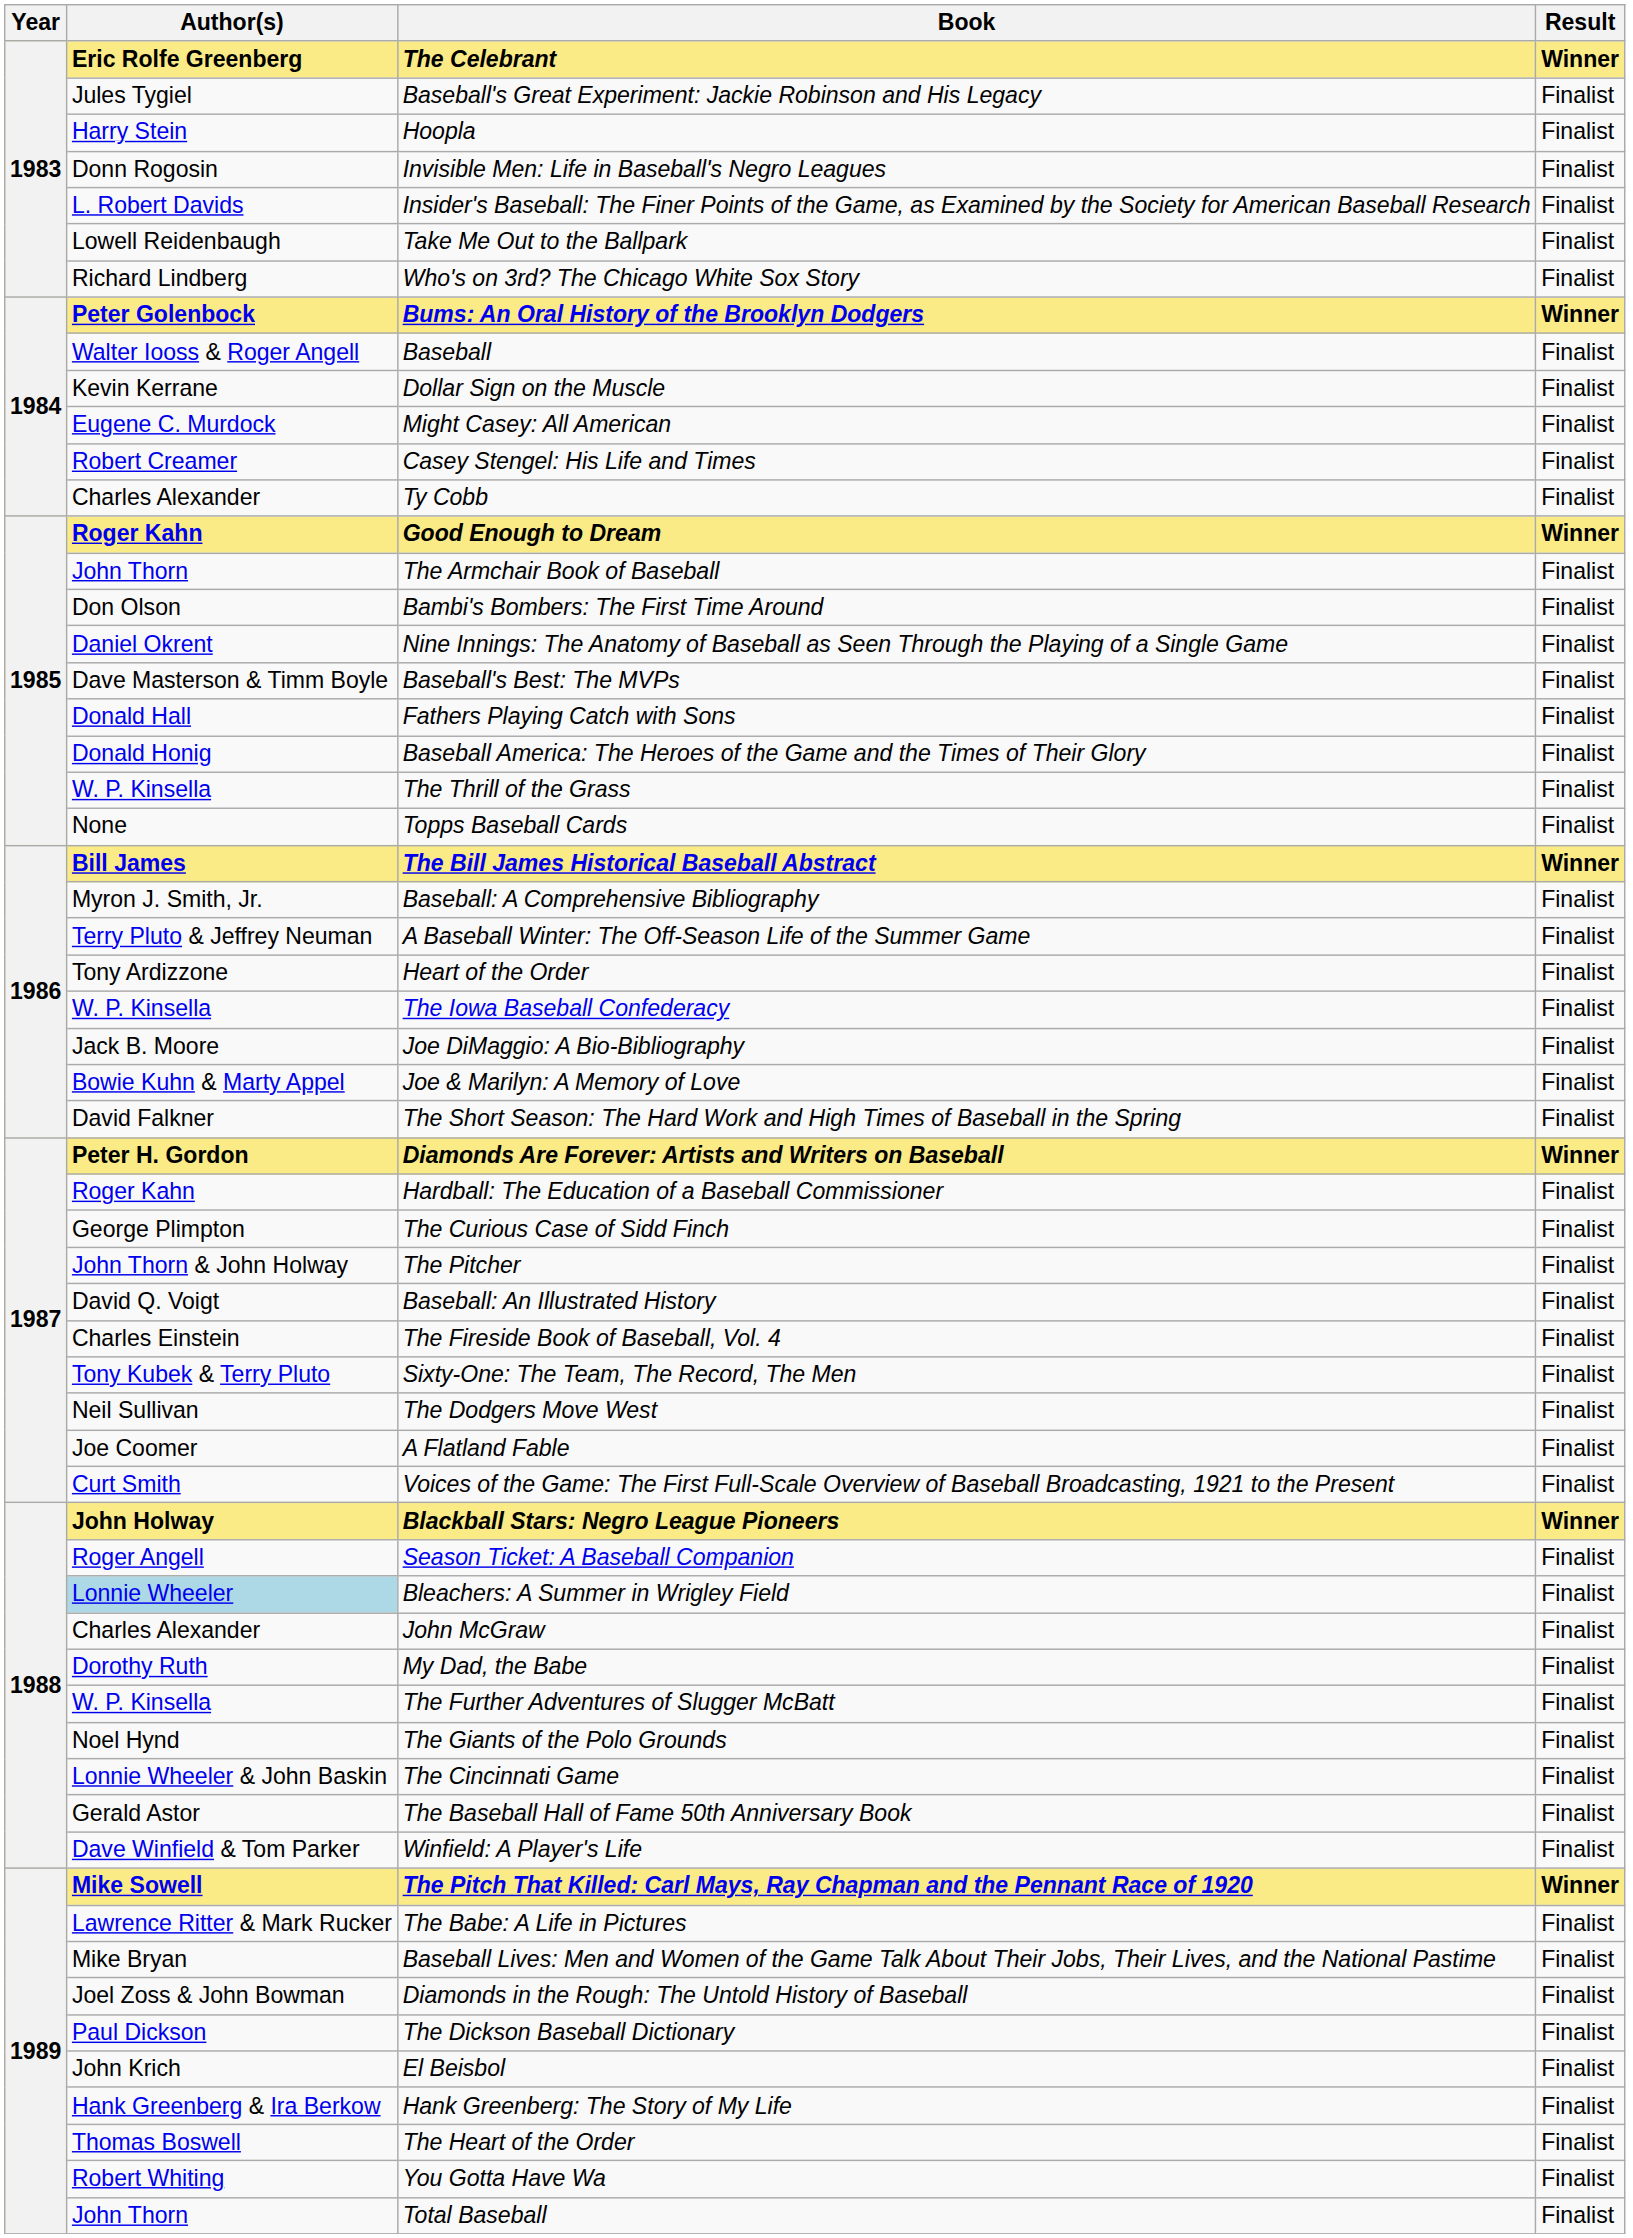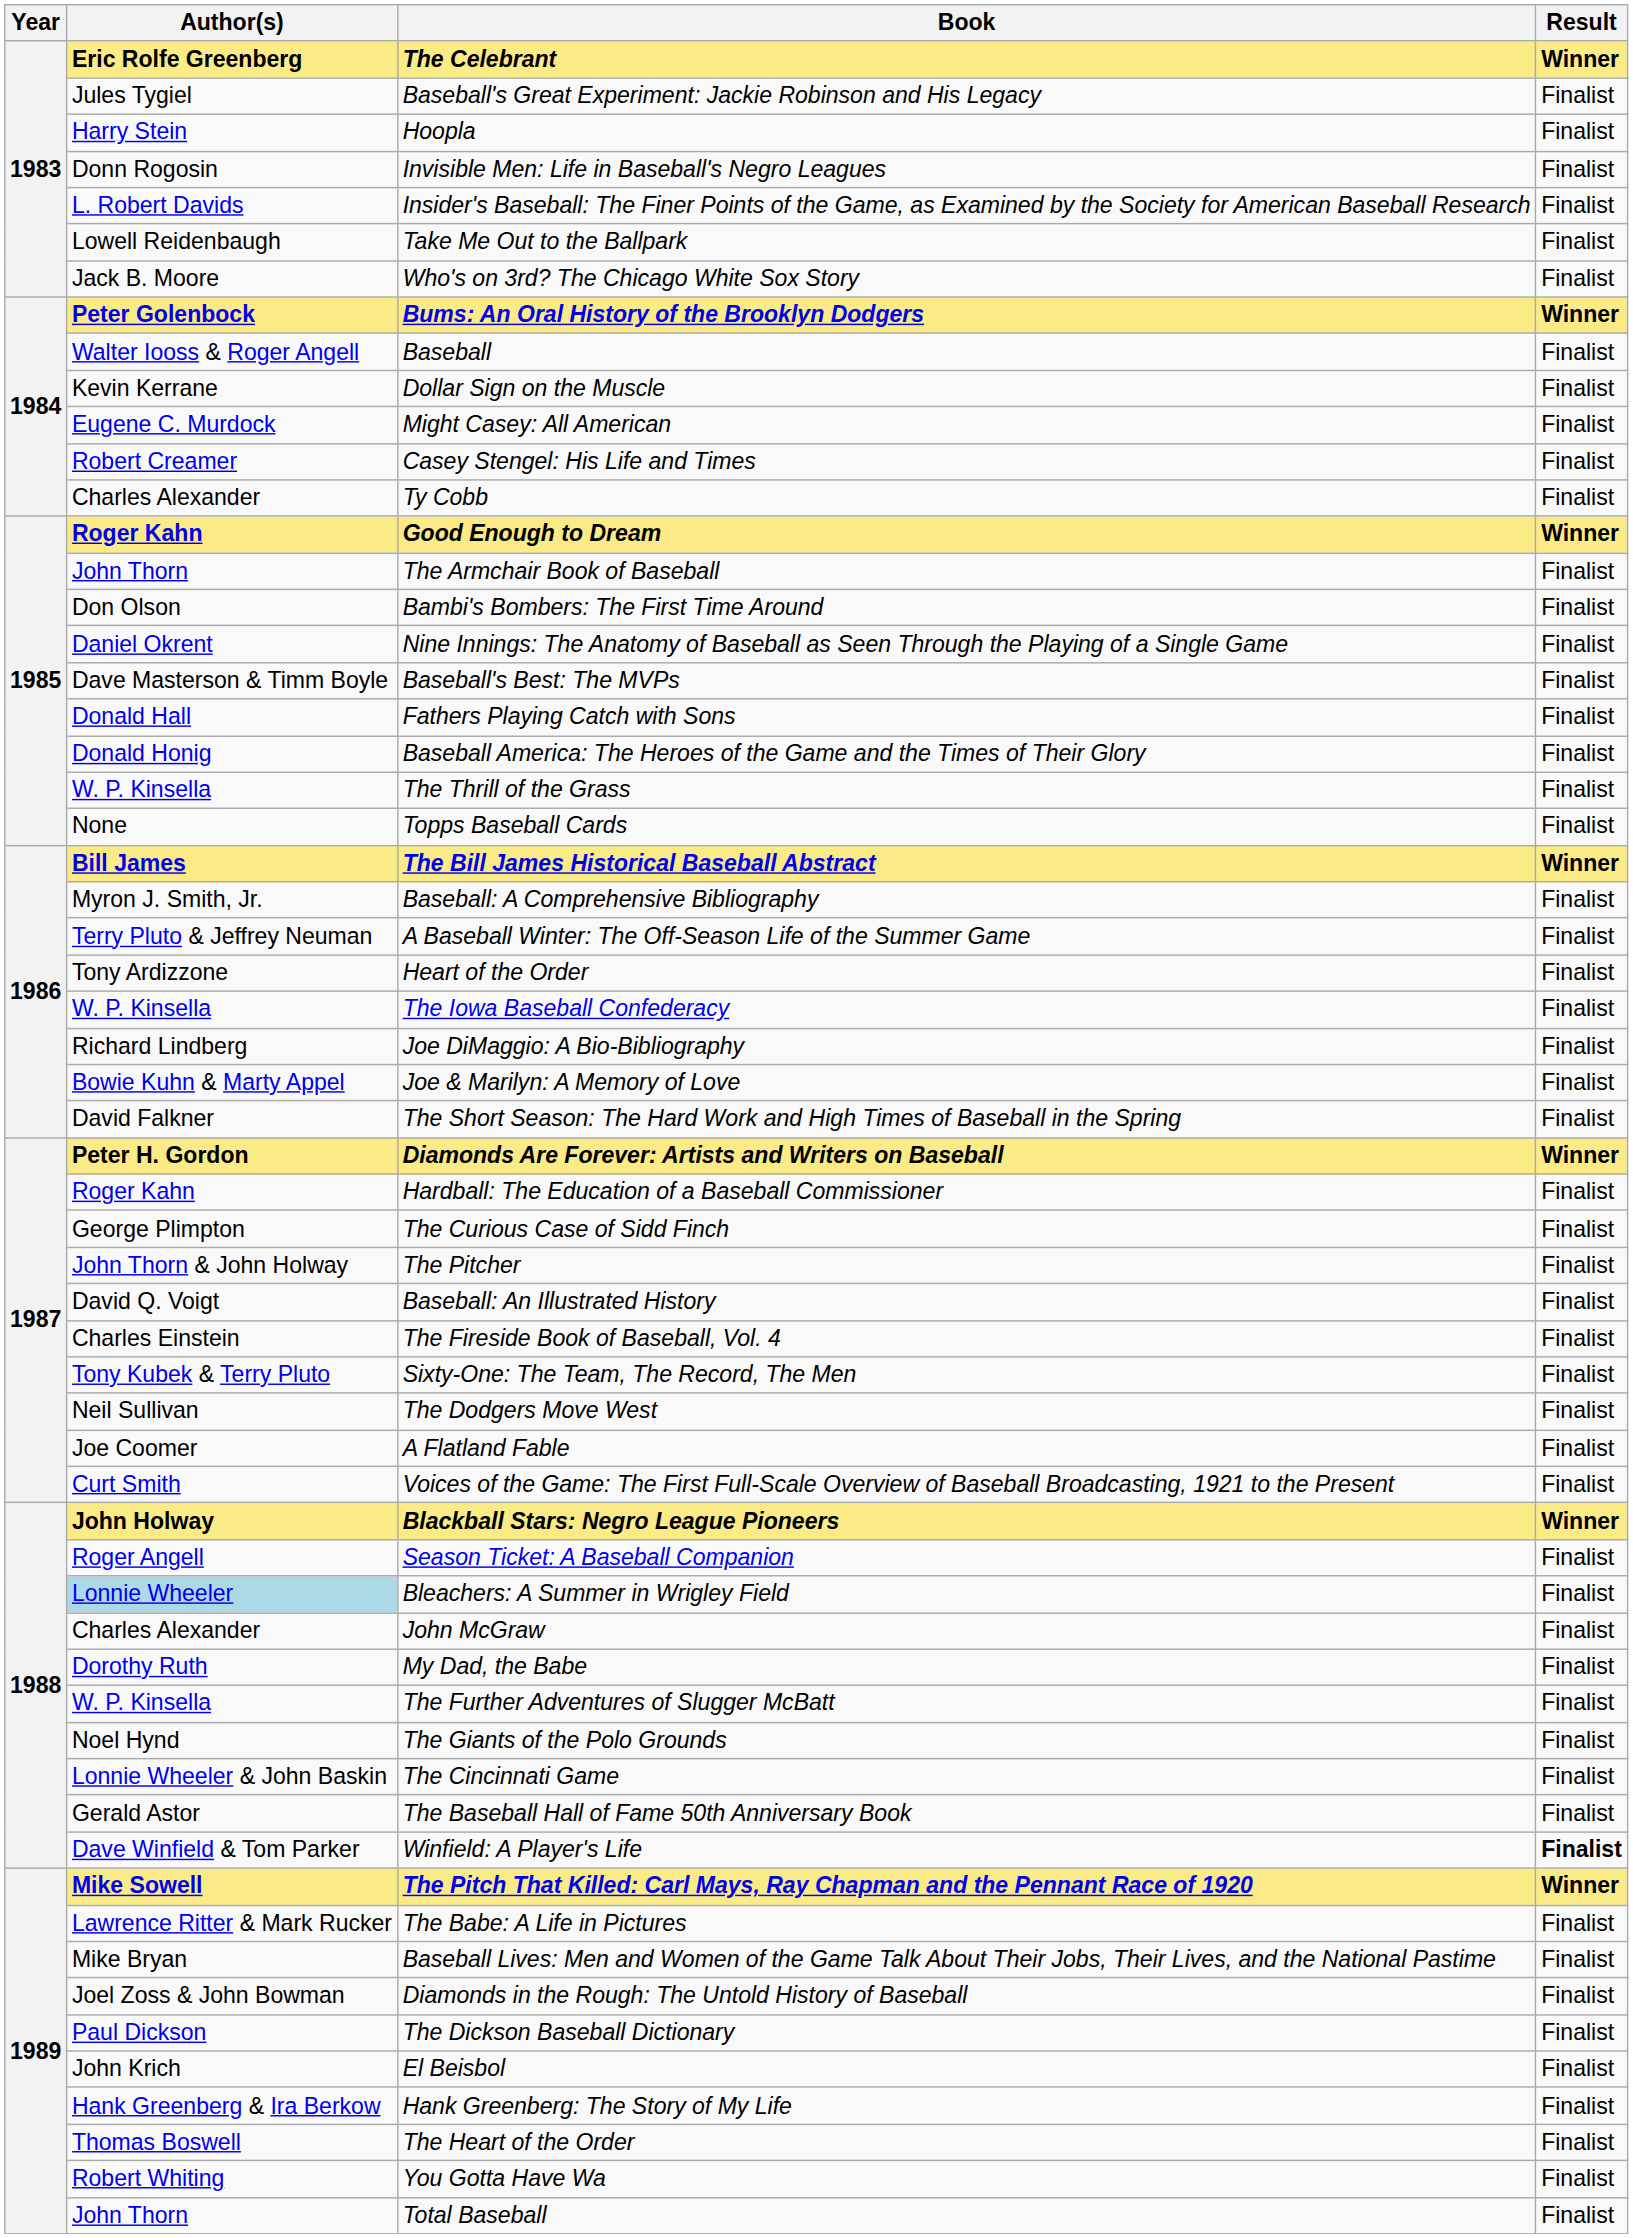(160, 278) Richard Lindberg -> (146, 278) Jack B. Moore
(146, 1045) Jack B. Moore -> (160, 1045) Richard Lindberg
(1578, 1849) normal -> (1582, 1849) bold
